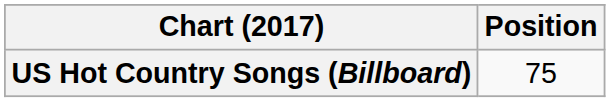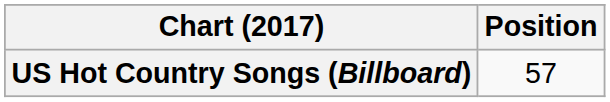(541, 72) 75 -> (541, 72) 57
